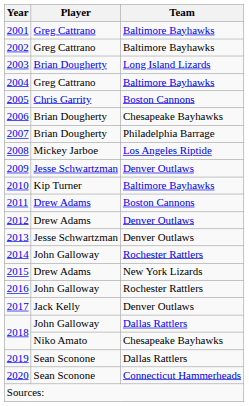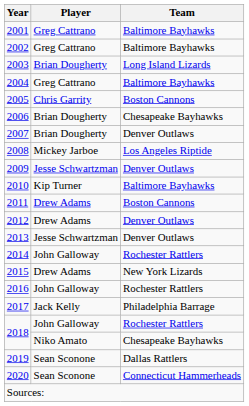(169, 133) Philadelphia Barrage -> (158, 133) Denver Outlaws
(158, 306) Denver Outlaws -> (169, 306) Philadelphia Barrage
(155, 323) Dallas Rattlers -> (163, 323) Rochester Rattlers
